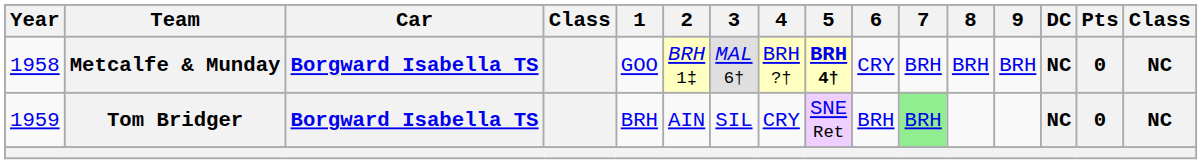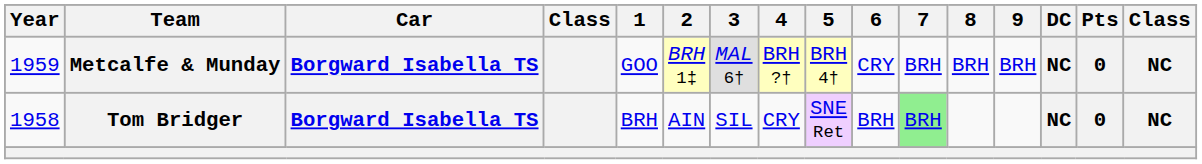(35, 65) 1958 -> (35, 65) 1959
(829, 65) bold -> (829, 65) normal
(35, 120) 1959 -> (35, 120) 1958
